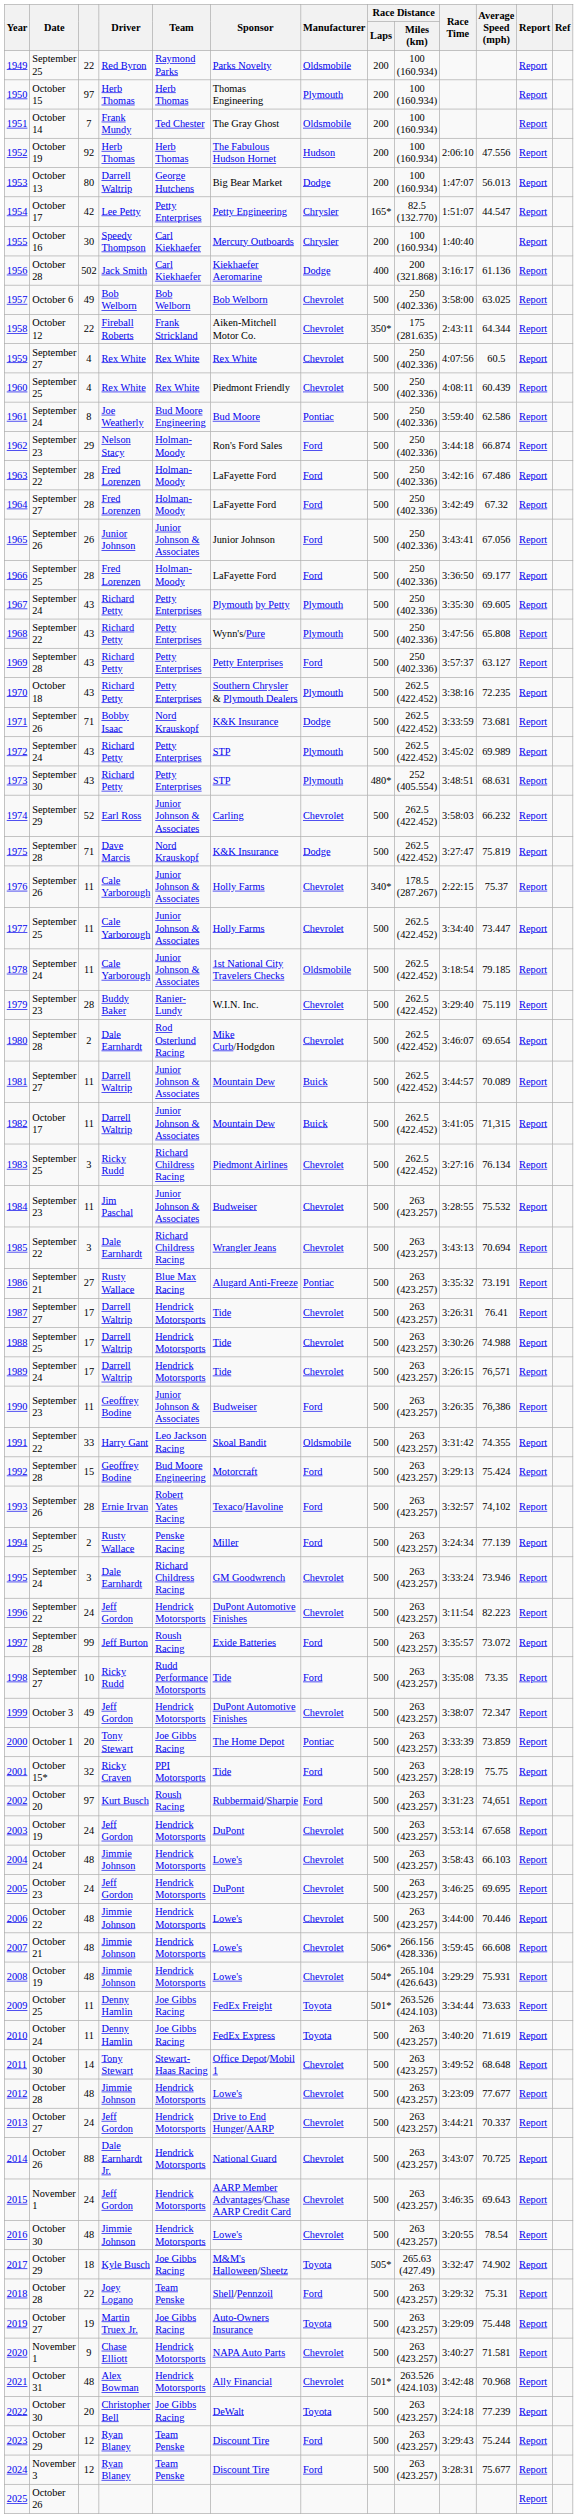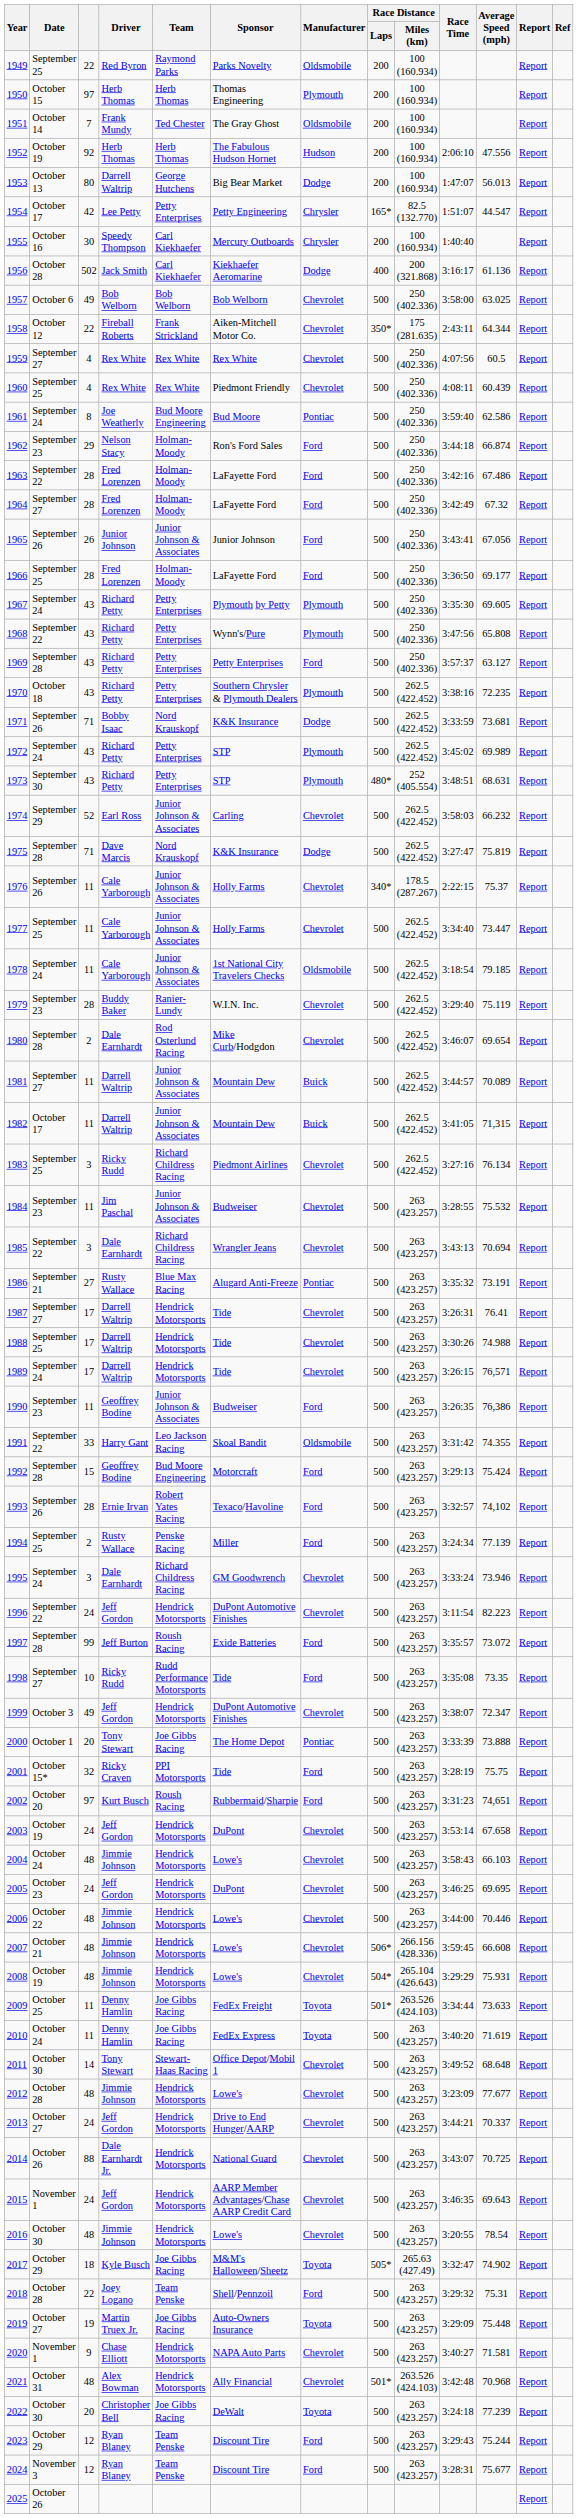(496, 1742) 73.859 -> (496, 1742) 73.888
